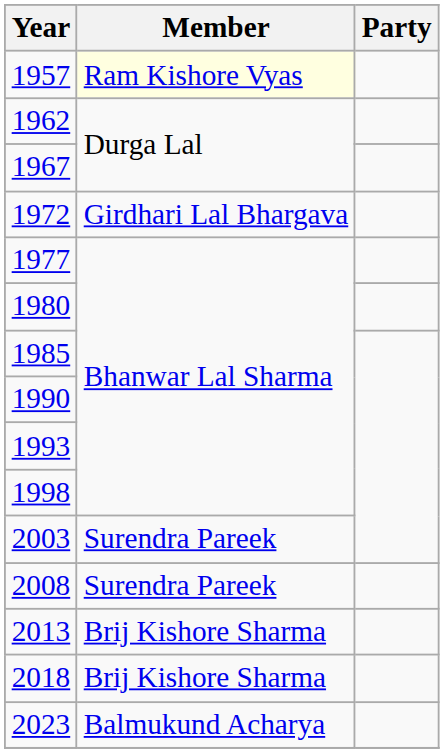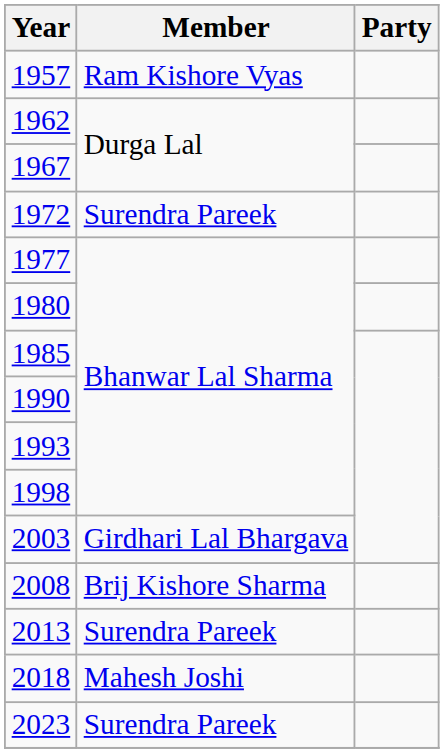(193, 74) lightyellow background -> (193, 74) no background
(216, 213) Girdhari Lal Bhargava -> (180, 213) Surendra Pareek
(180, 538) Surendra Pareek -> (216, 538) Girdhari Lal Bhargava
(180, 584) Surendra Pareek -> (205, 584) Brij Kishore Sharma
(205, 631) Brij Kishore Sharma -> (180, 631) Surendra Pareek
(205, 677) Brij Kishore Sharma -> (164, 677) Mahesh Joshi
(204, 724) Balmukund Acharya -> (180, 724) Surendra Pareek
